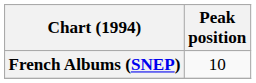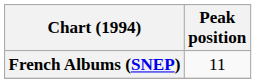(217, 64) 10 -> (217, 64) 11
